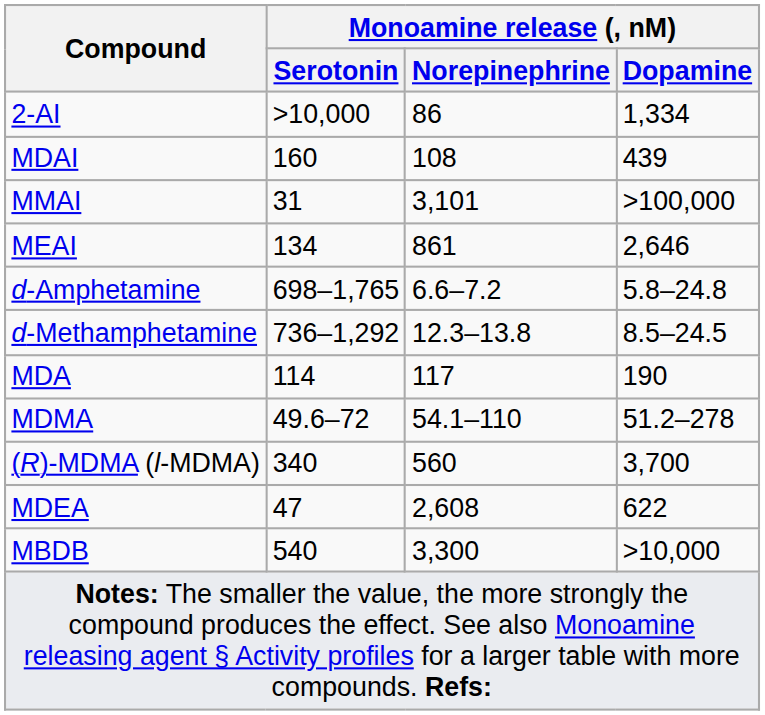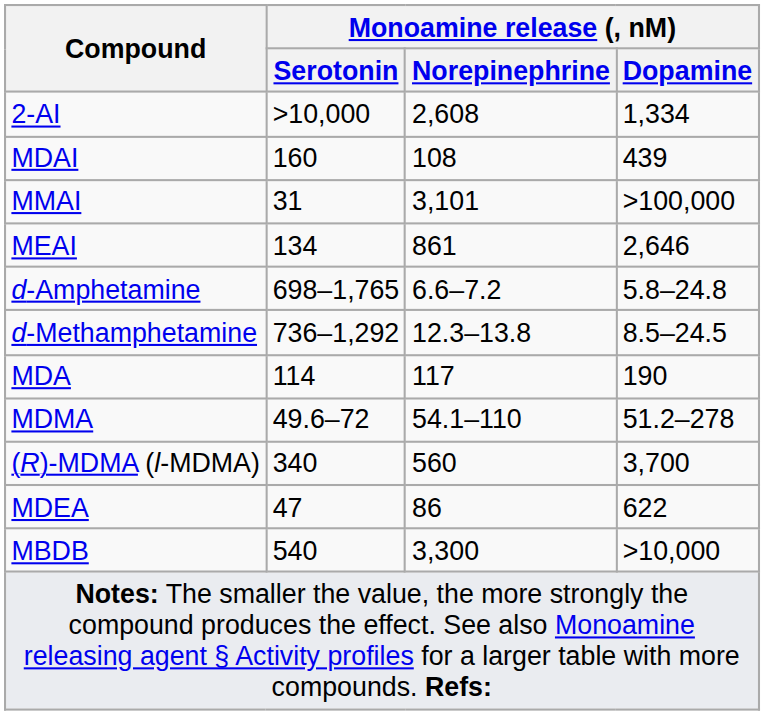(427, 114) 86 -> (446, 114) 2,608
(446, 507) 2,608 -> (427, 507) 86
